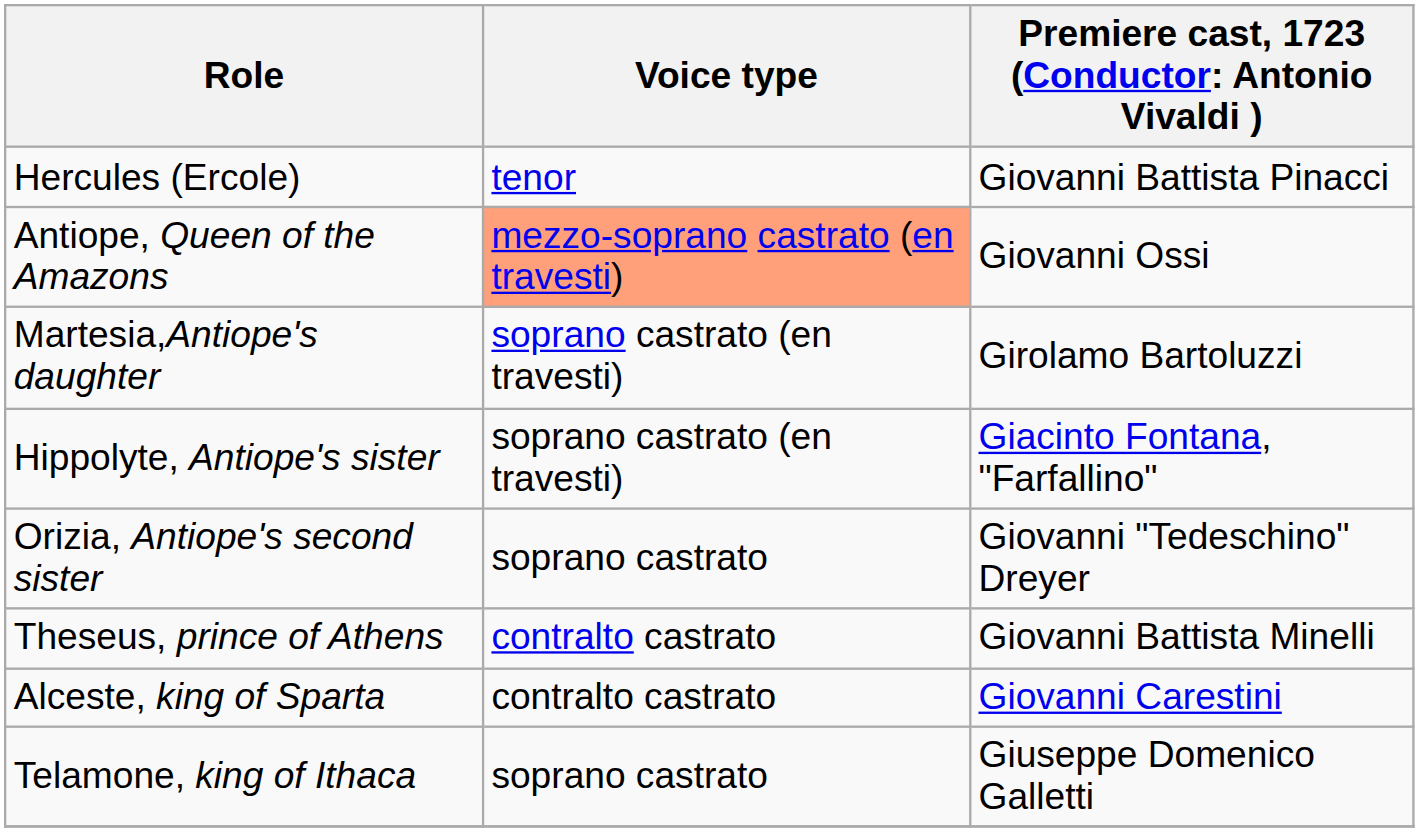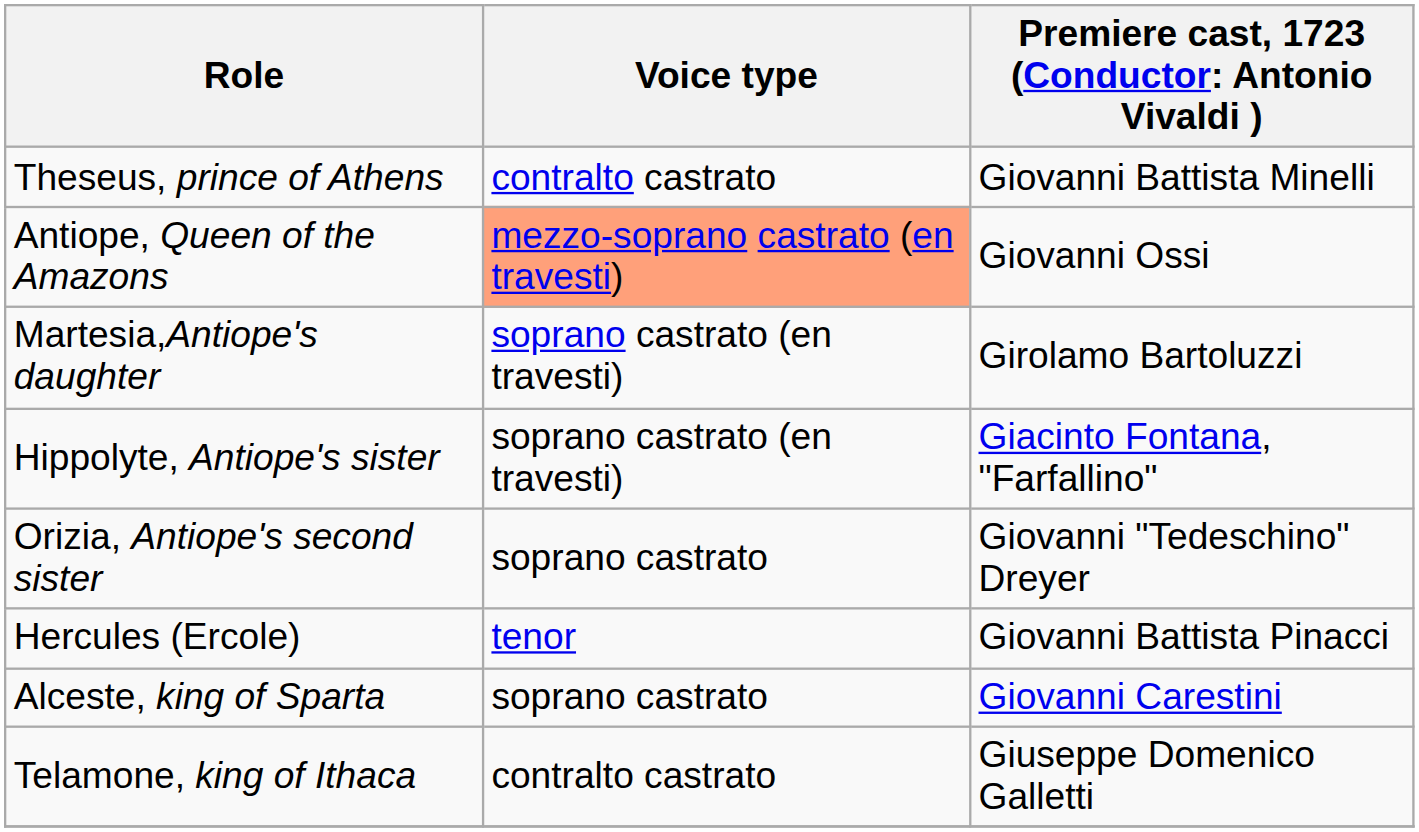rows swapped: (157, 176) <-> (229, 637)
(634, 696) contralto castrato -> (630, 696) soprano castrato
(630, 776) soprano castrato -> (634, 776) contralto castrato
